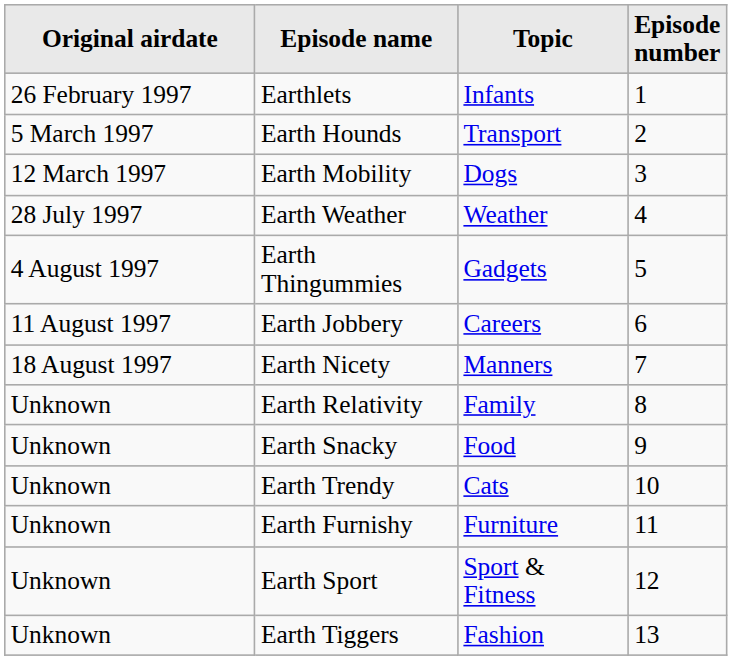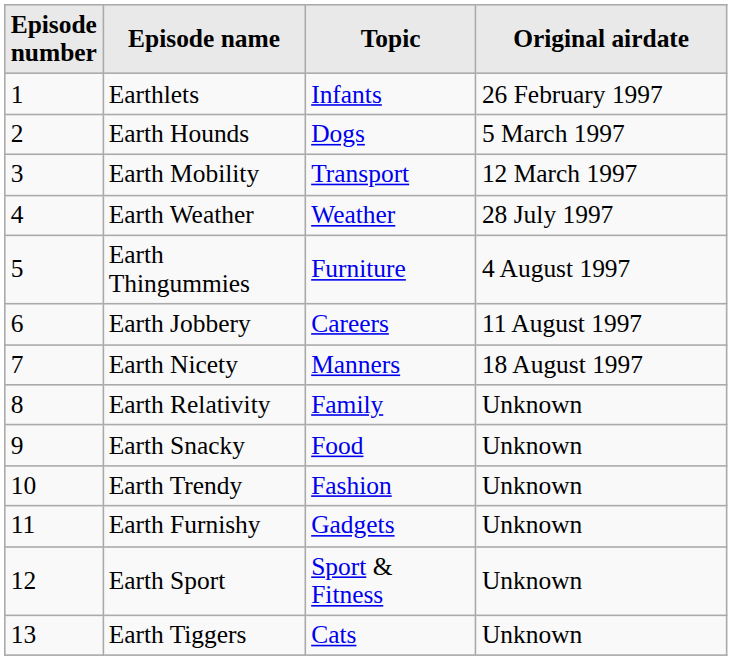columns swapped: (677, 38) <-> (130, 38)
(512, 133) Transport -> (338, 133) Dogs
(490, 174) Dogs -> (360, 174) Transport
(505, 269) Gadgets -> (359, 269) Furniture
(486, 485) Cats -> (351, 485) Fashion
(511, 525) Furniture -> (353, 525) Gadgets
(504, 635) Fashion -> (334, 635) Cats
